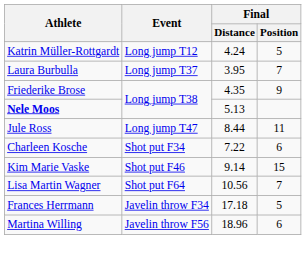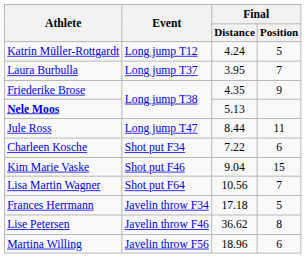(235, 167) 9.14 -> (235, 167) 9.04
+ row: (38, 225)
